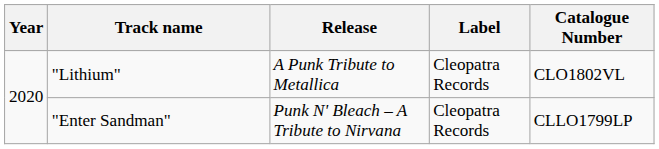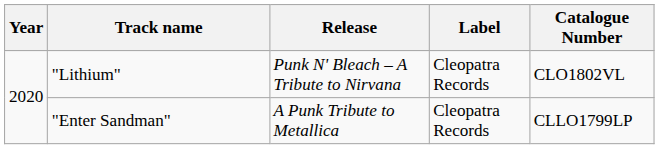(334, 74) A Punk Tribute to Metallica -> (340, 74) Punk N' Bleach – A Tribute to Nirvana
(340, 120) Punk N' Bleach – A Tribute to Nirvana -> (334, 120) A Punk Tribute to Metallica
